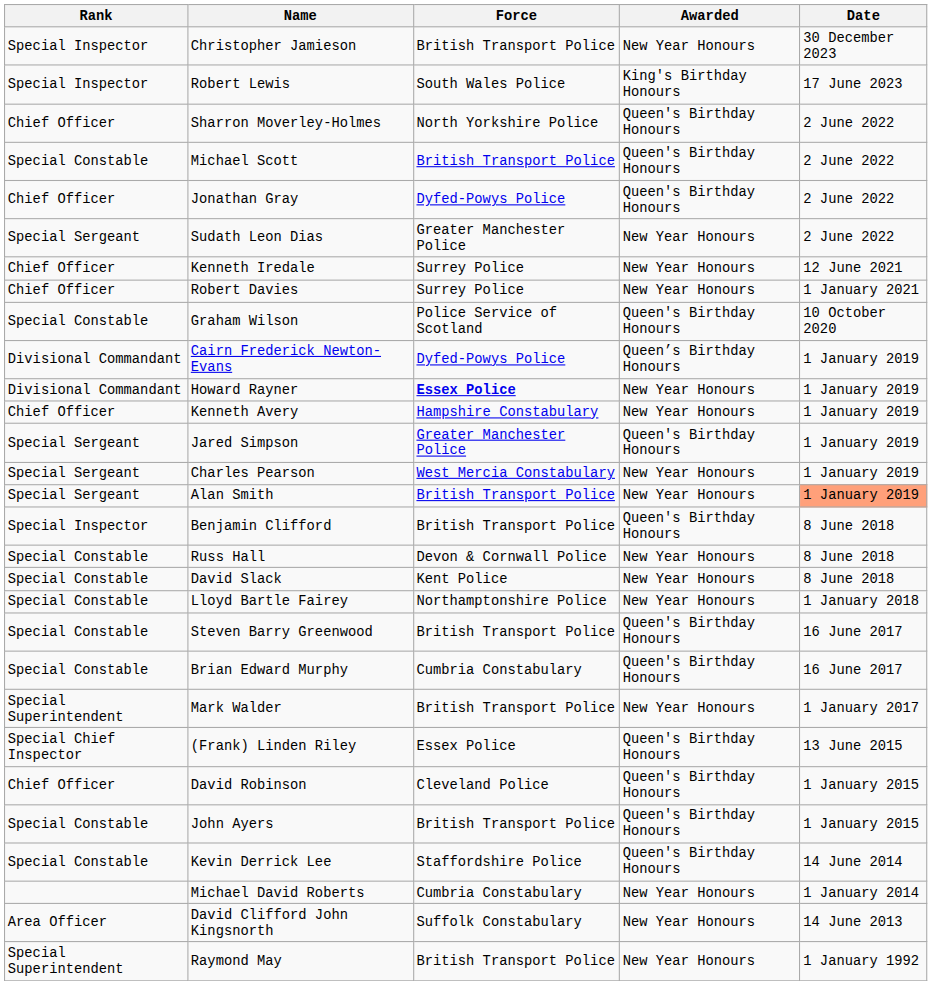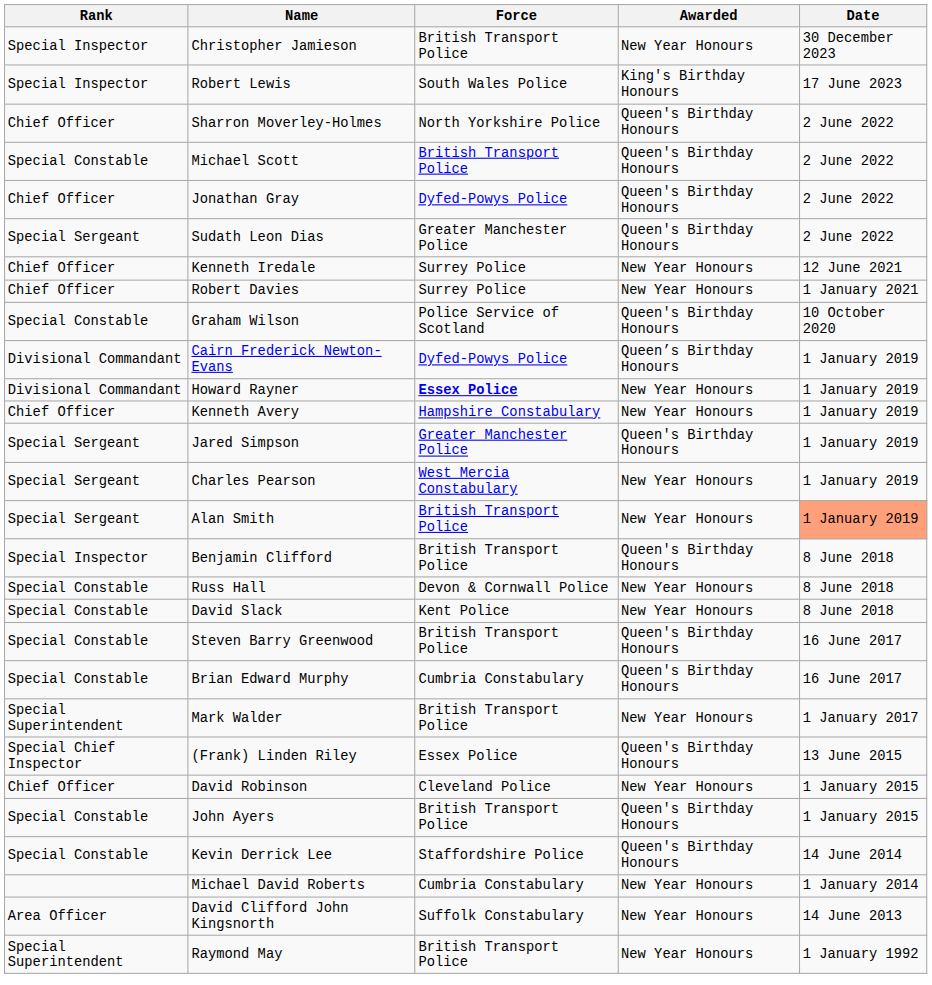(689, 238) New Year Honours -> (687, 238) Queen's Birthday Honours
- row: (269, 601)
(689, 785) Queen's Birthday Honours -> (687, 787) New Year Honours
